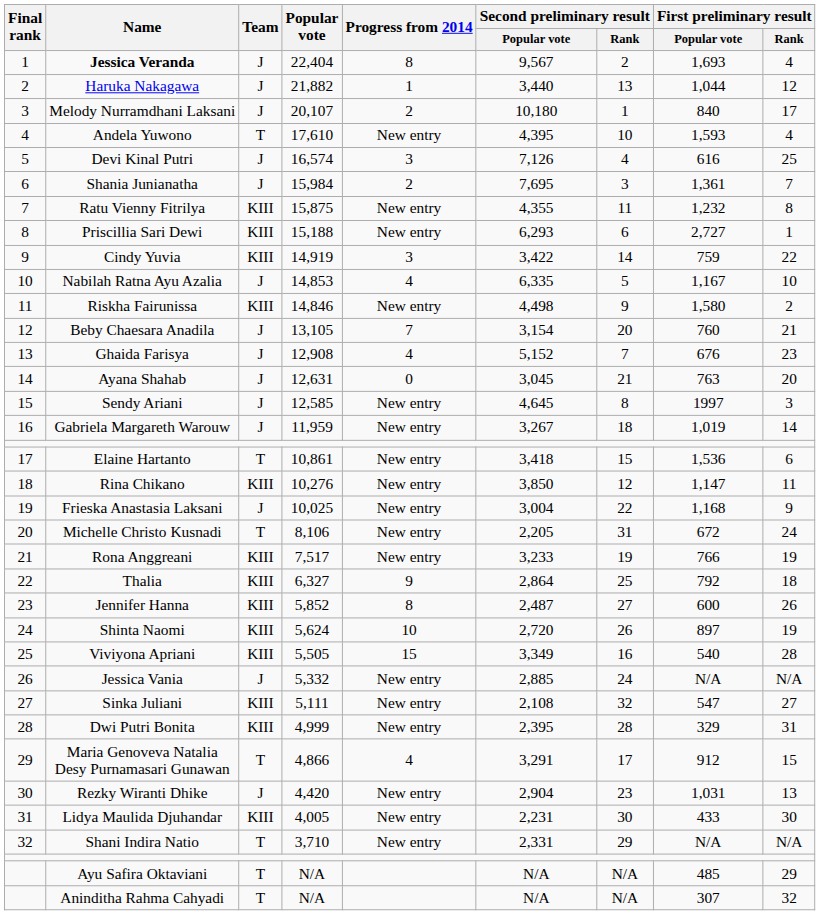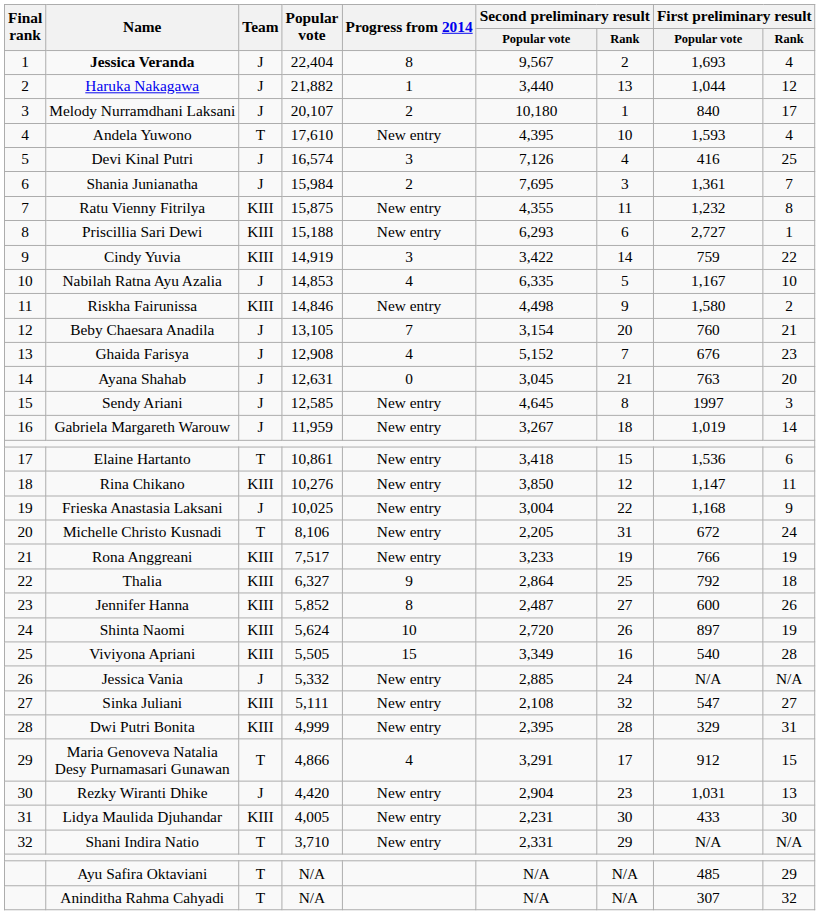(708, 159) 616 -> (708, 159) 416
